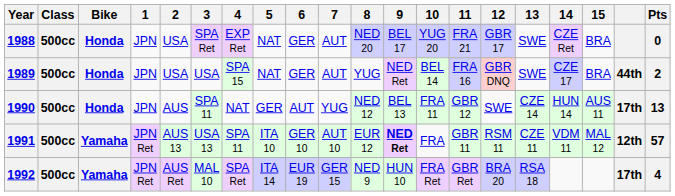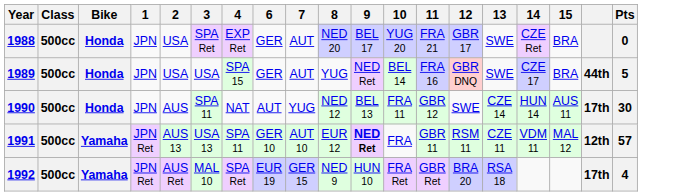- column: (269, 15)
(658, 74) 2 -> (625, 74) 5
(658, 108) 13 -> (625, 108) 30
